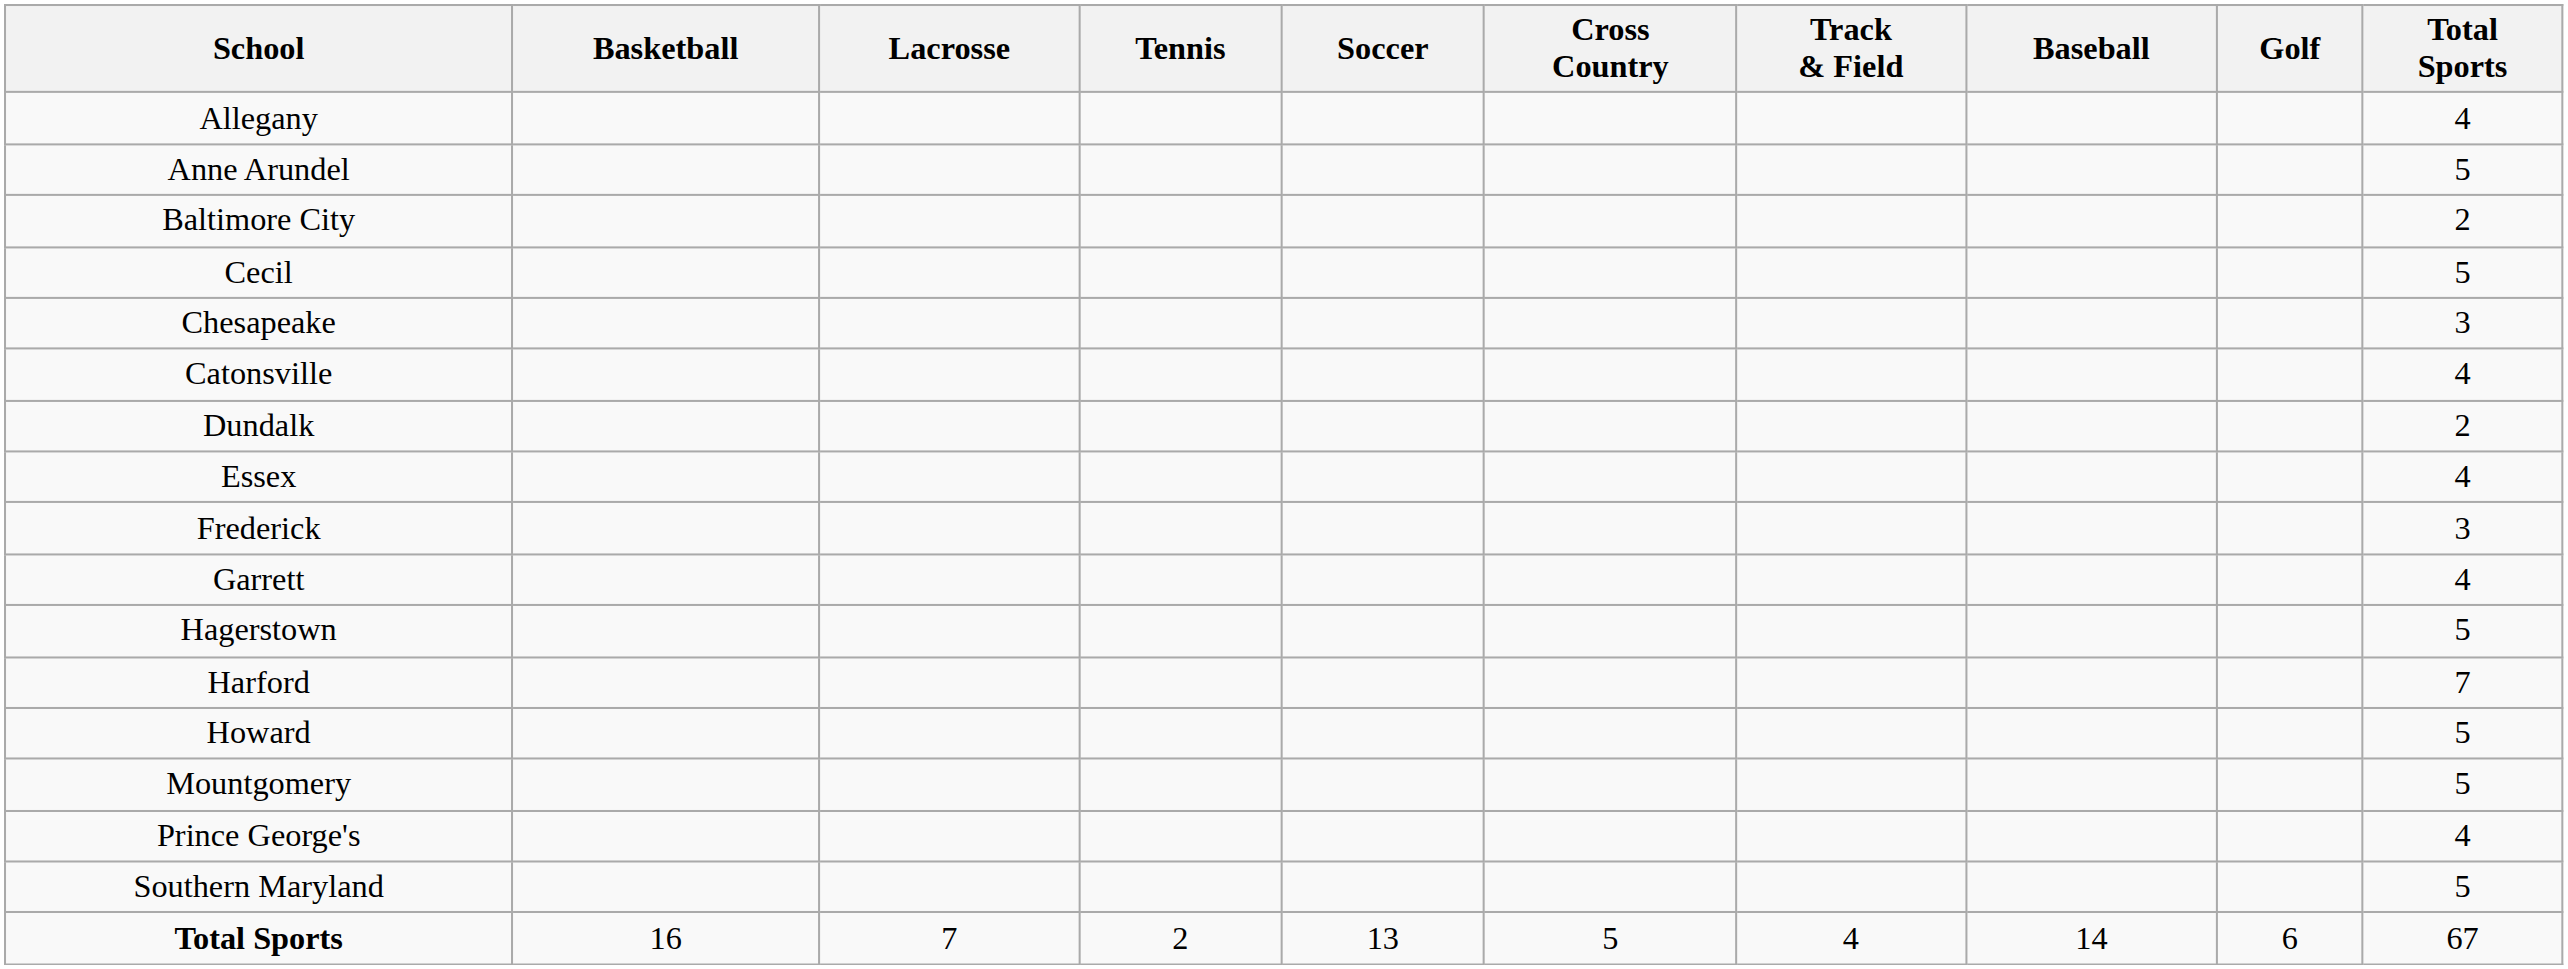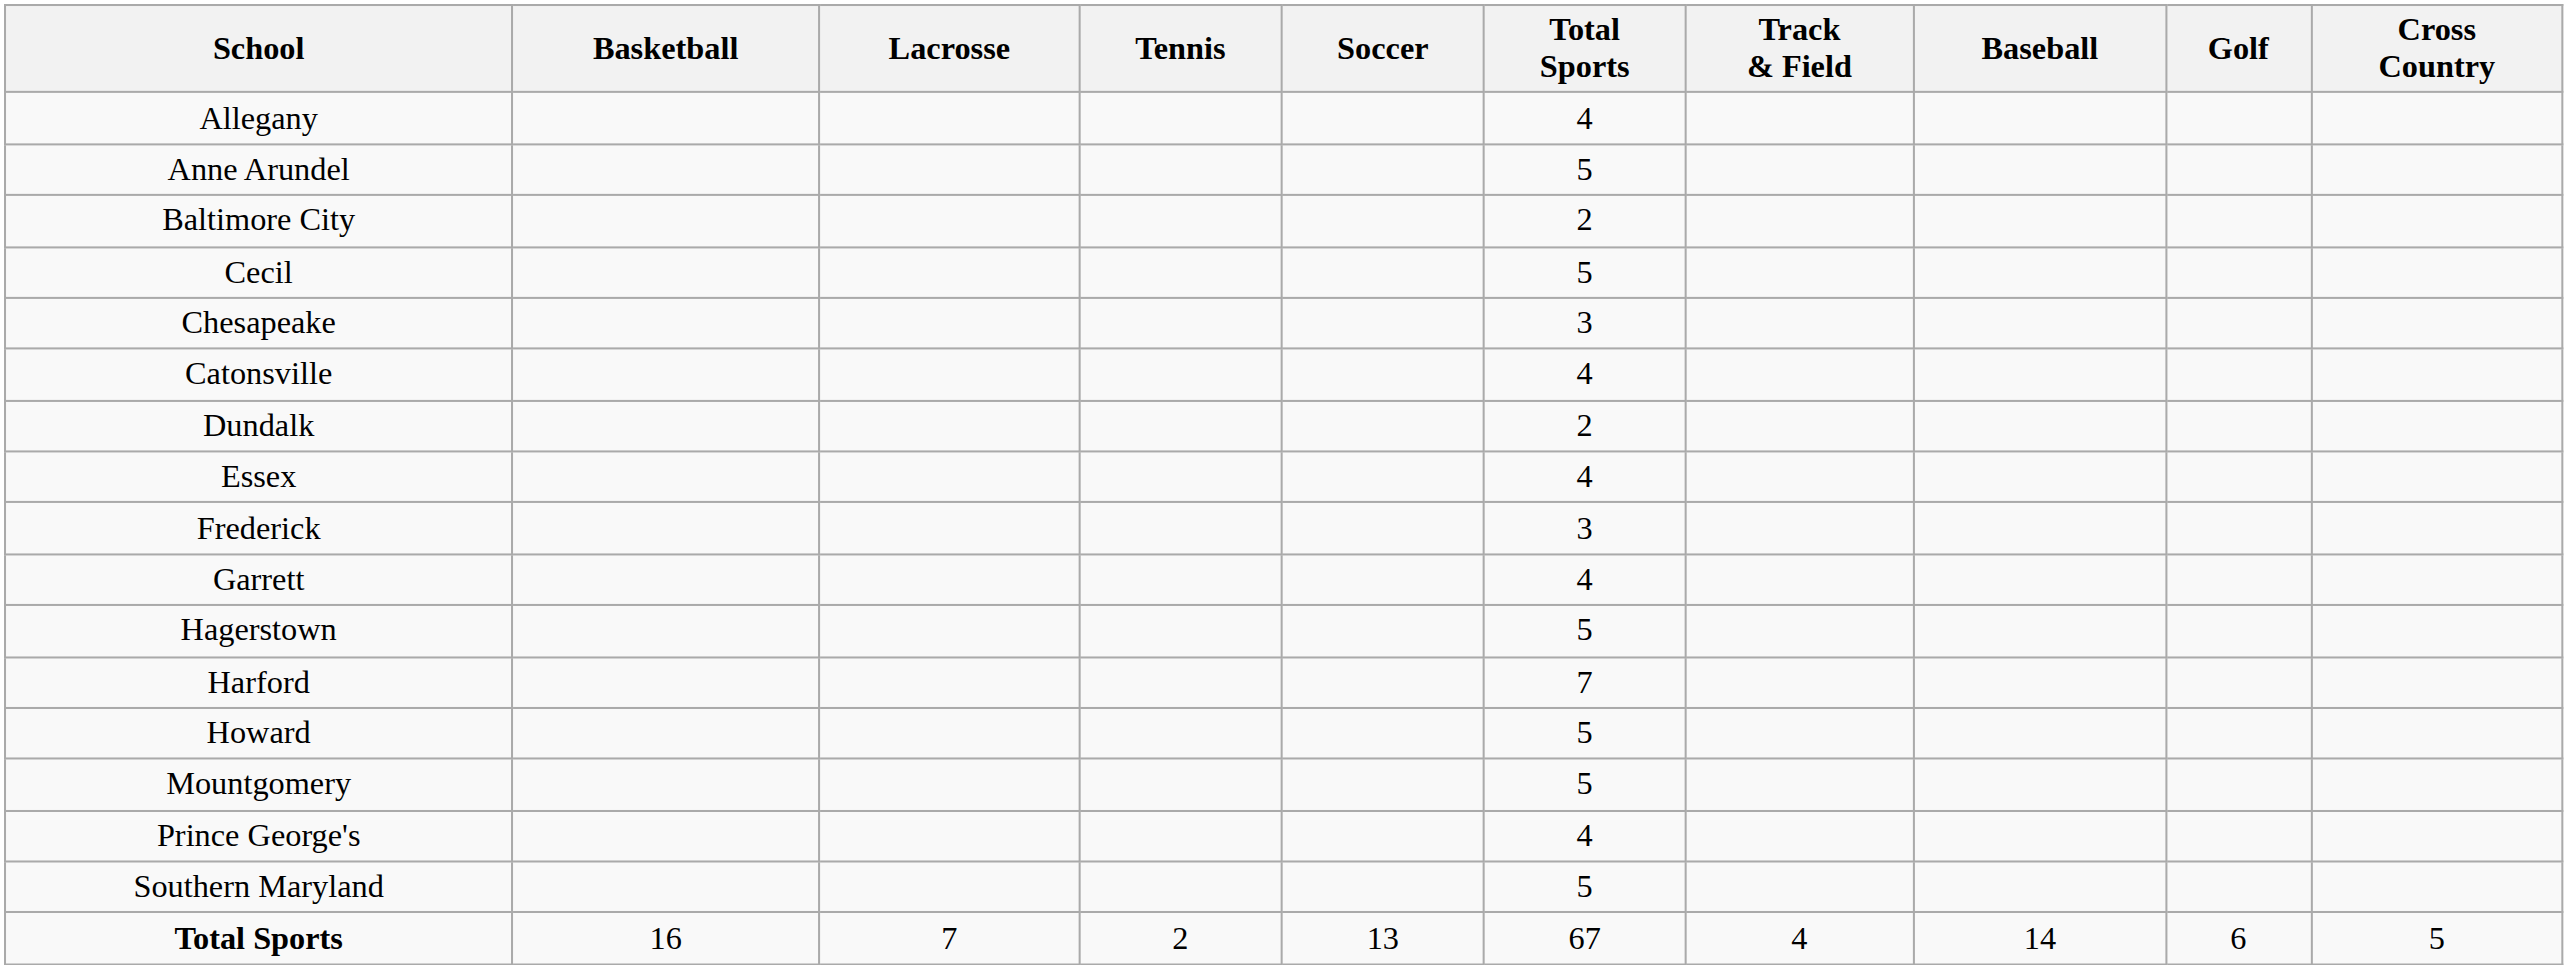columns swapped: (1610, 48) <-> (2463, 48)
